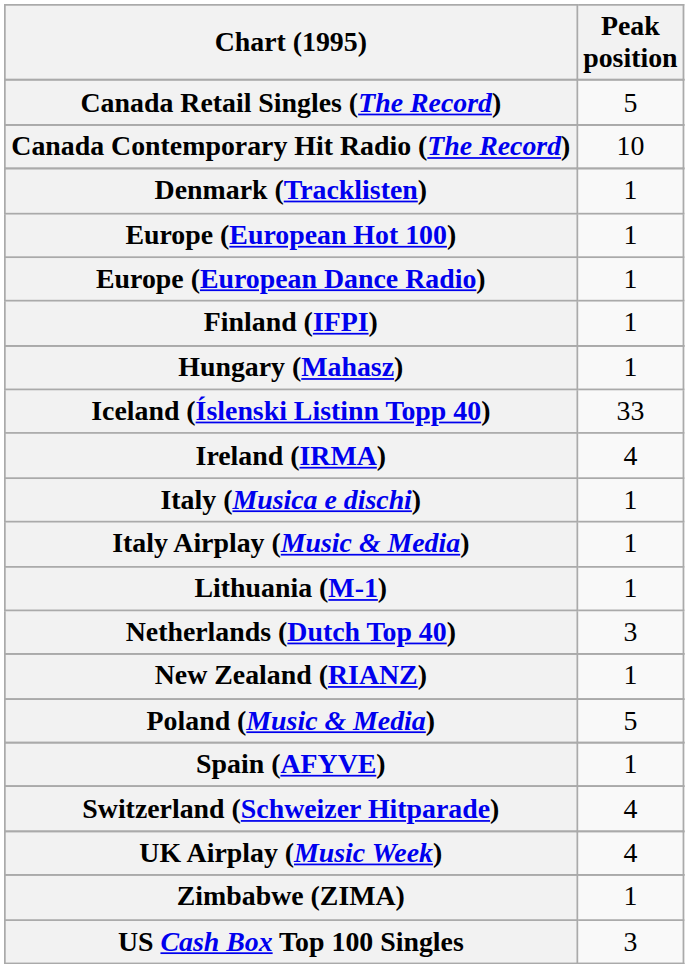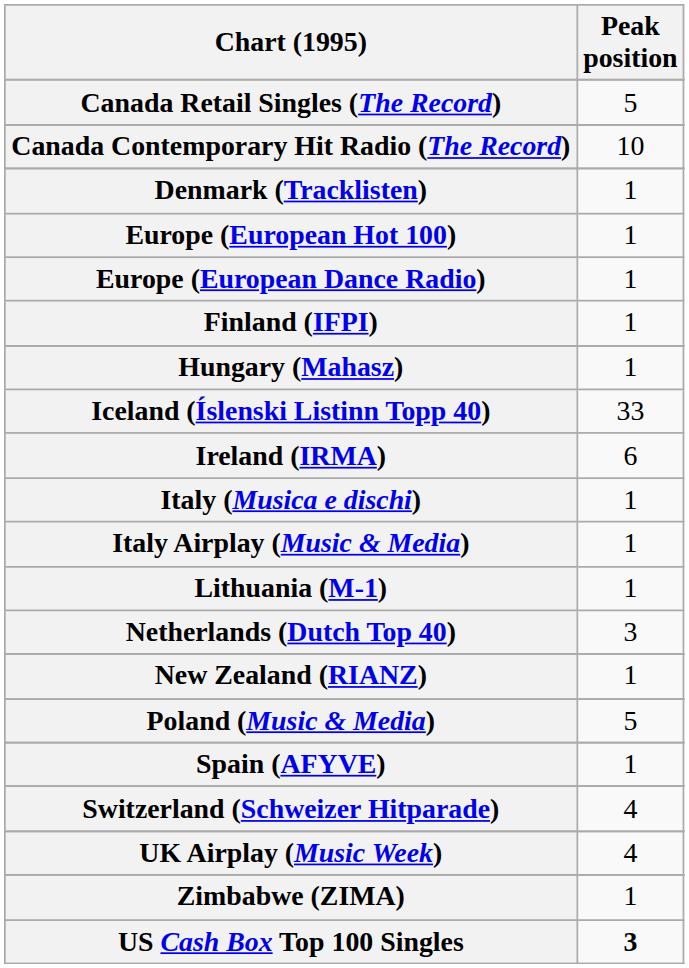(630, 455) 4 -> (630, 455) 6
(630, 940) normal -> (630, 940) bold
